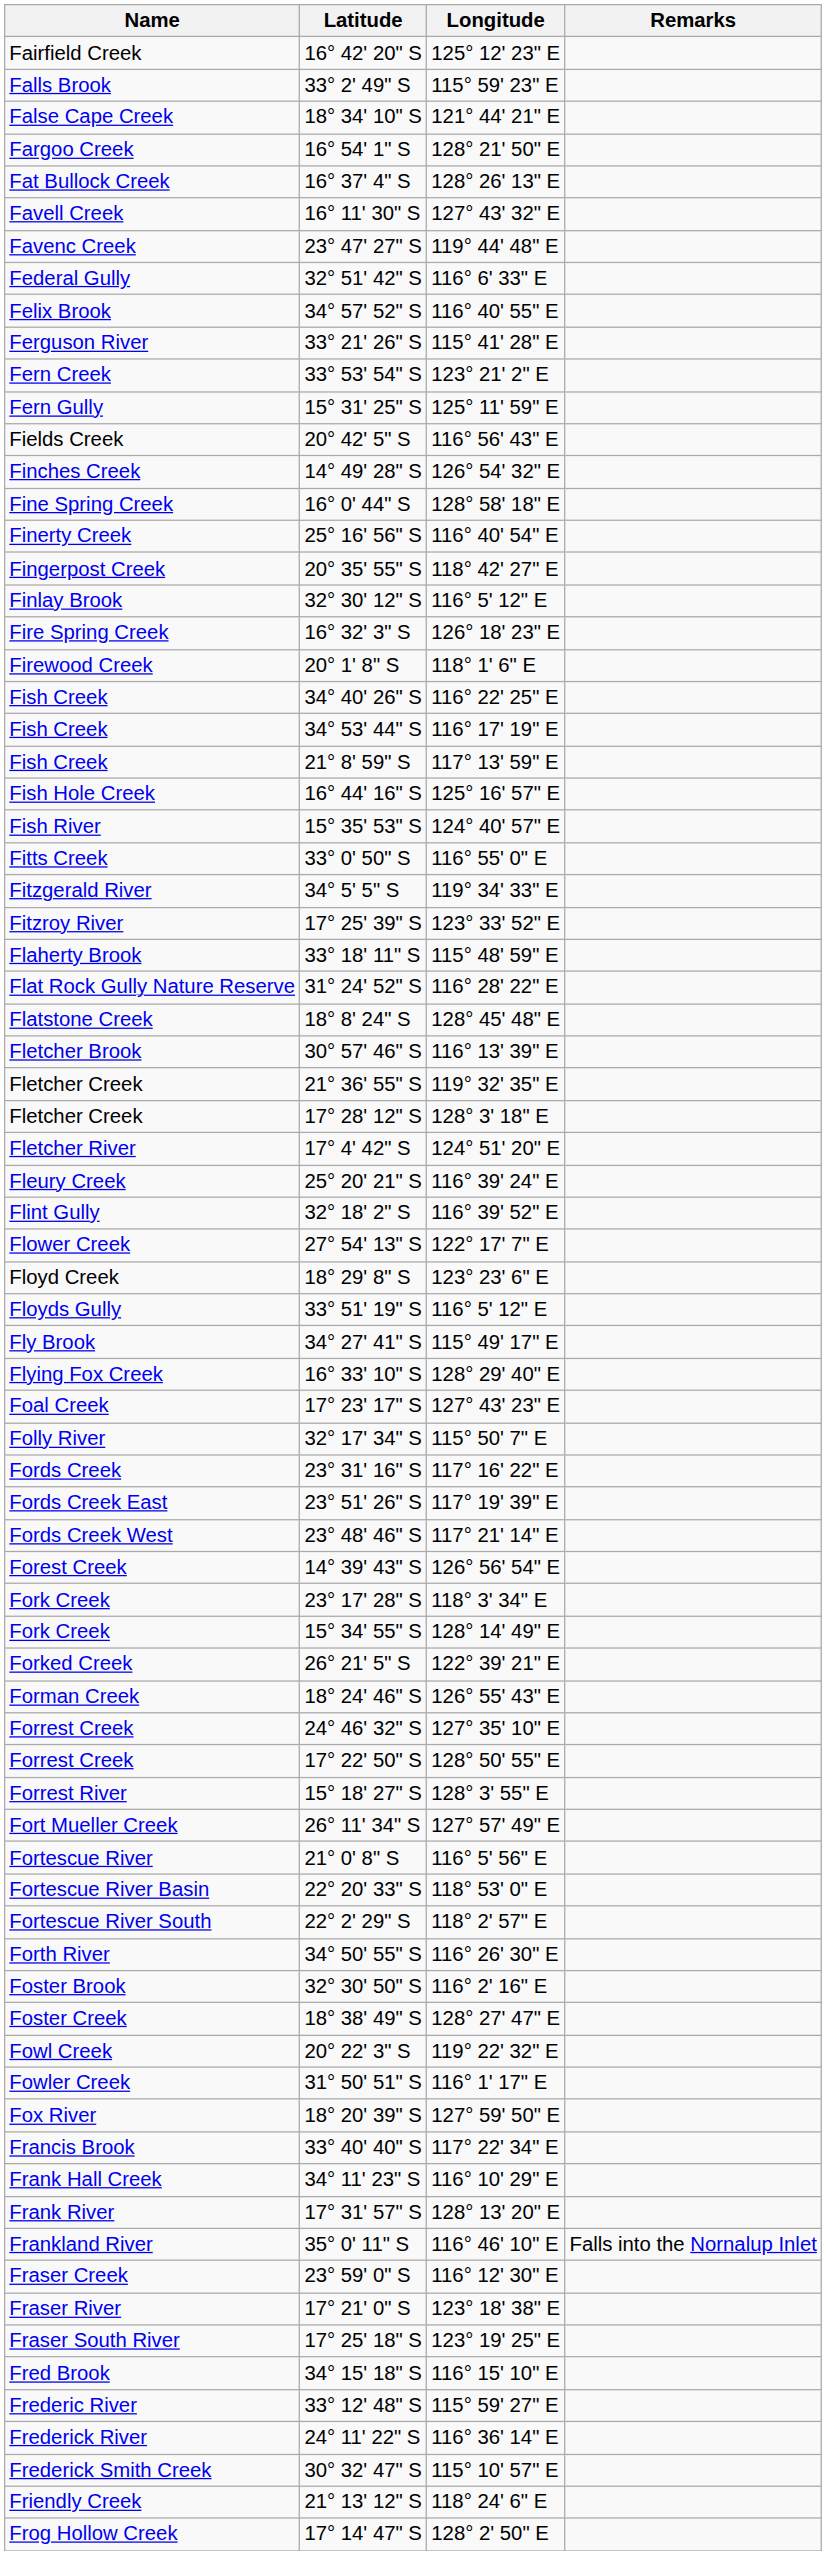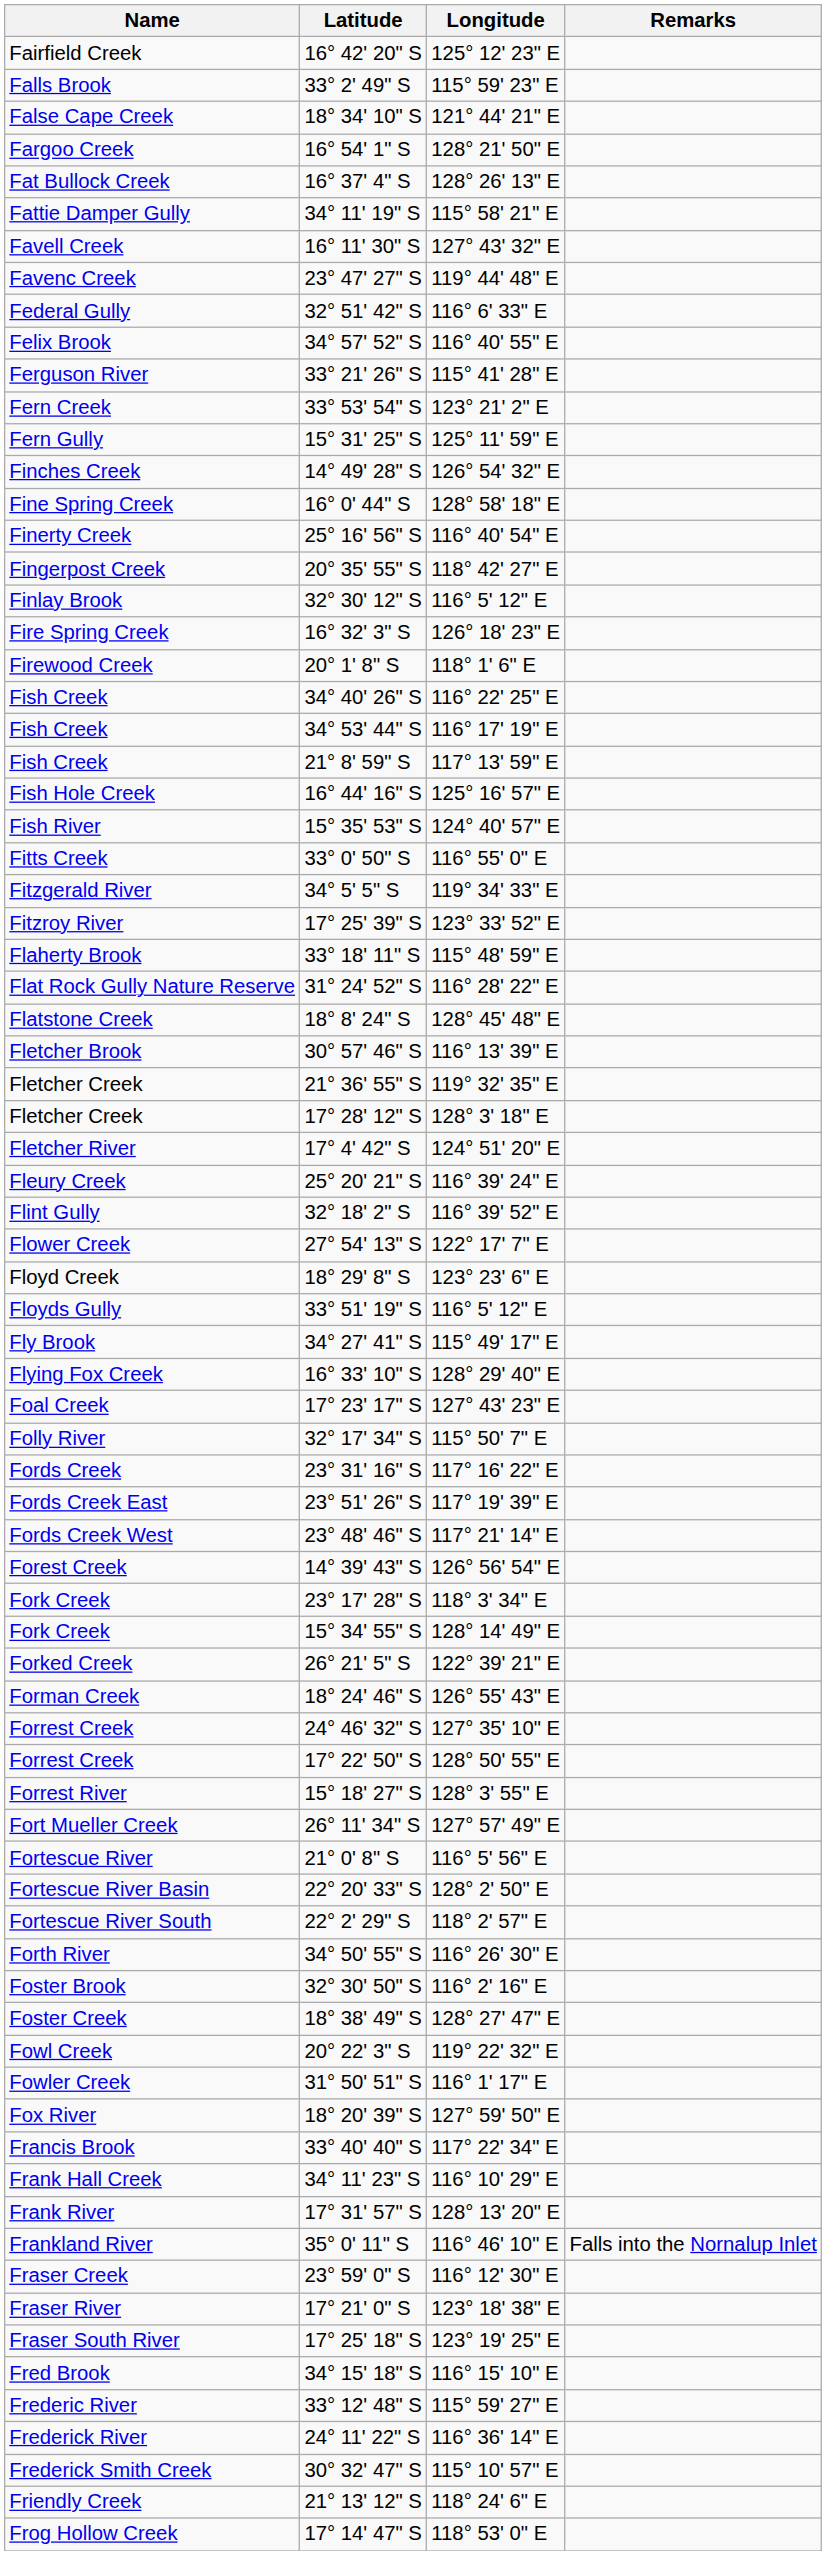+ row: (100, 213)
- row: (66, 439)
(489, 1889) 118° 53' 0" E -> (490, 1889) 128° 2' 50" E
(490, 2534) 128° 2' 50" E -> (489, 2534) 118° 53' 0" E
